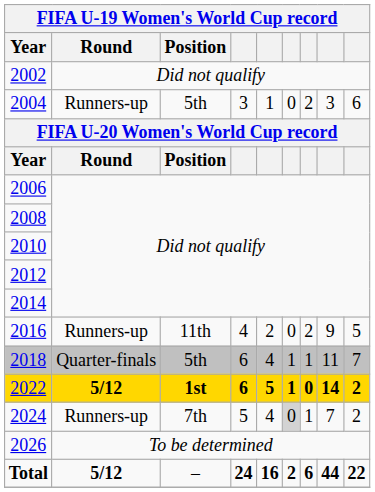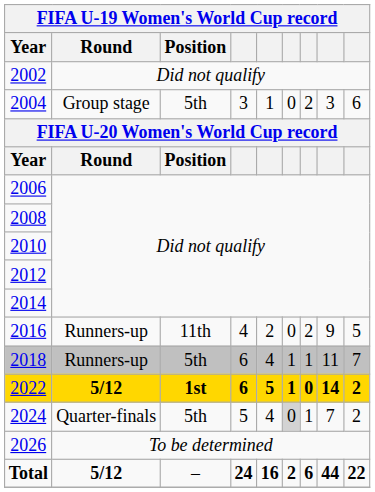(106, 103) Runners-up -> (106, 103) Group stage
(106, 359) Quarter-finals -> (106, 359) Runners-up
(106, 416) Runners-up -> (106, 416) Quarter-finals
(195, 416) 7th -> (195, 416) 5th
